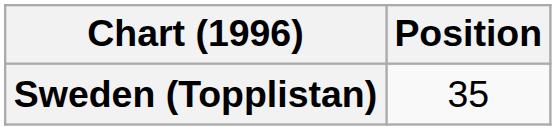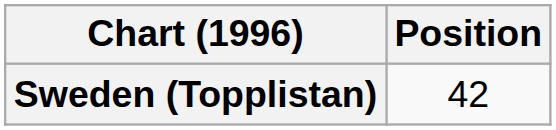(468, 93) 35 -> (468, 93) 42
